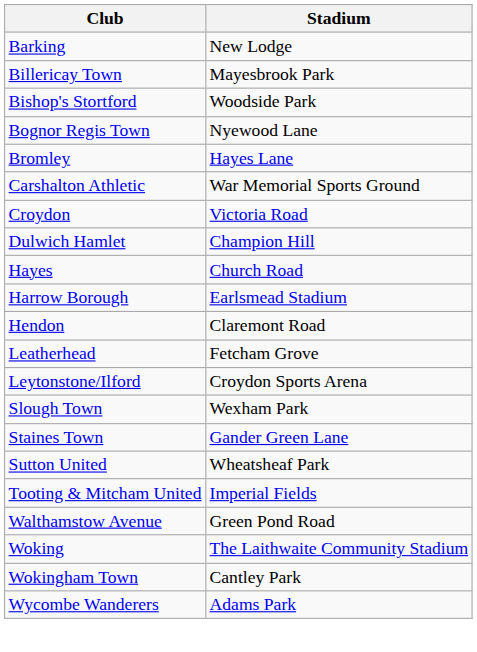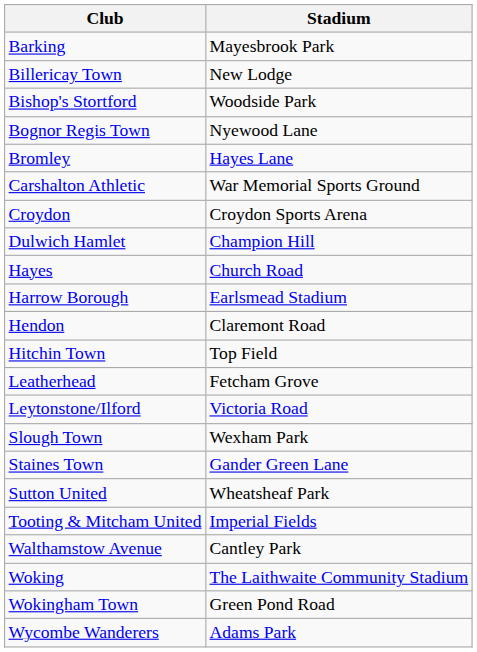(251, 46) New Lodge -> (272, 46) Mayesbrook Park
(272, 74) Mayesbrook Park -> (251, 74) New Lodge
(259, 213) Victoria Road -> (288, 213) Croydon Sports Arena
+ row: (57, 353)
(288, 381) Croydon Sports Arena -> (259, 409) Victoria Road
(272, 520) Green Pond Road -> (255, 548) Cantley Park
(255, 576) Cantley Park -> (272, 604) Green Pond Road
